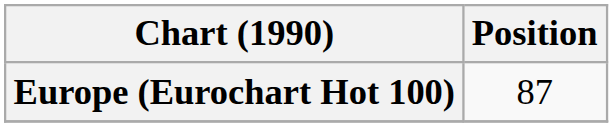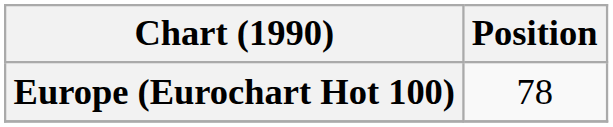(535, 91) 87 -> (535, 91) 78
